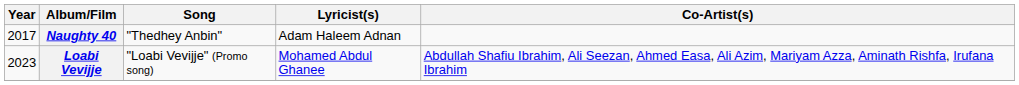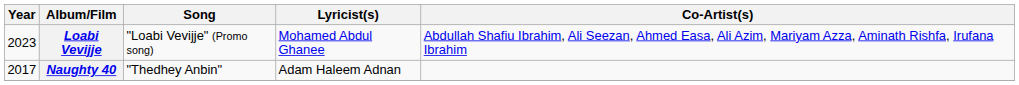rows swapped: (81, 35) <-> (81, 63)
